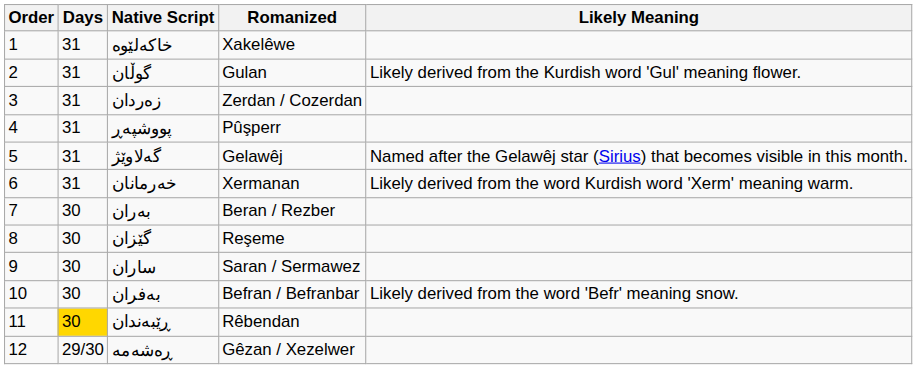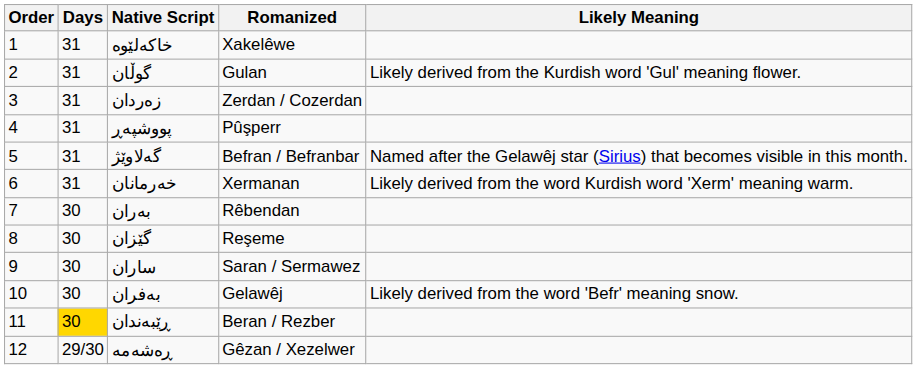(252, 155) Gelawêj -> (291, 155) Befran / Befranbar
(279, 211) Beran / Rezber -> (261, 211) Rêbendan
(291, 294) Befran / Befranbar -> (252, 294) Gelawêj
(261, 321) Rêbendan -> (279, 321) Beran / Rezber
